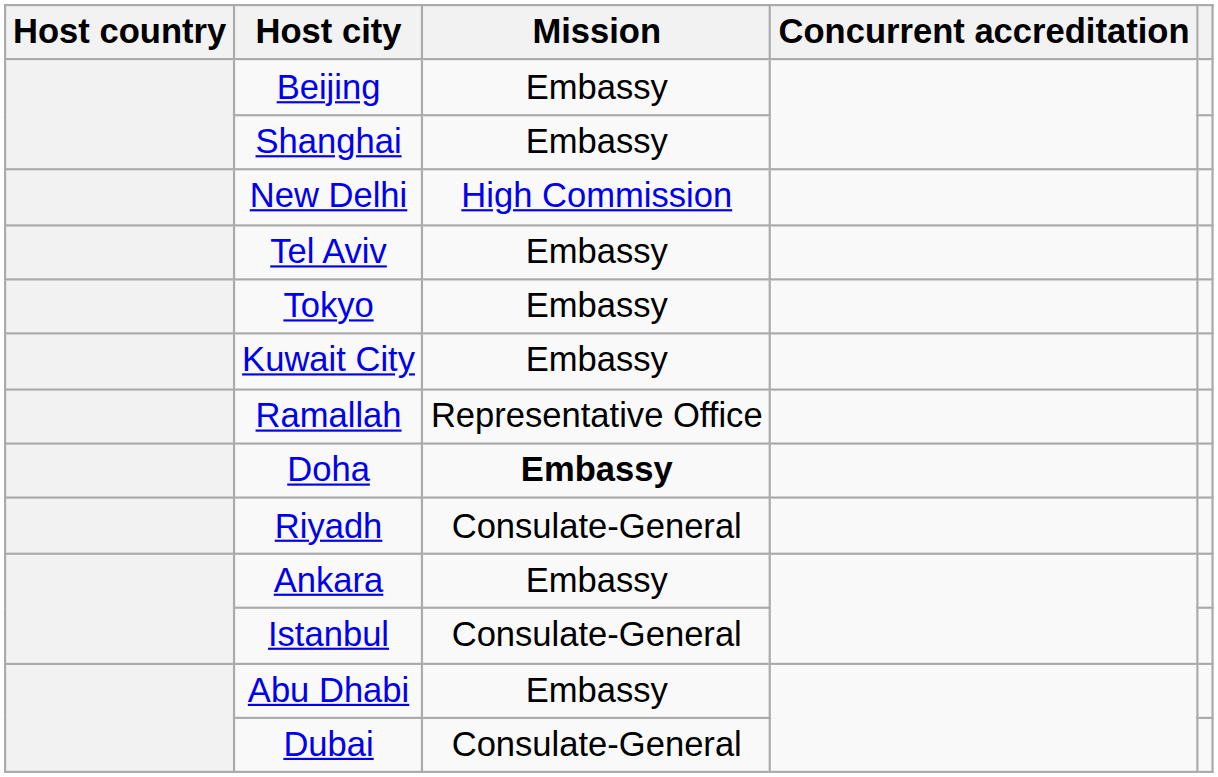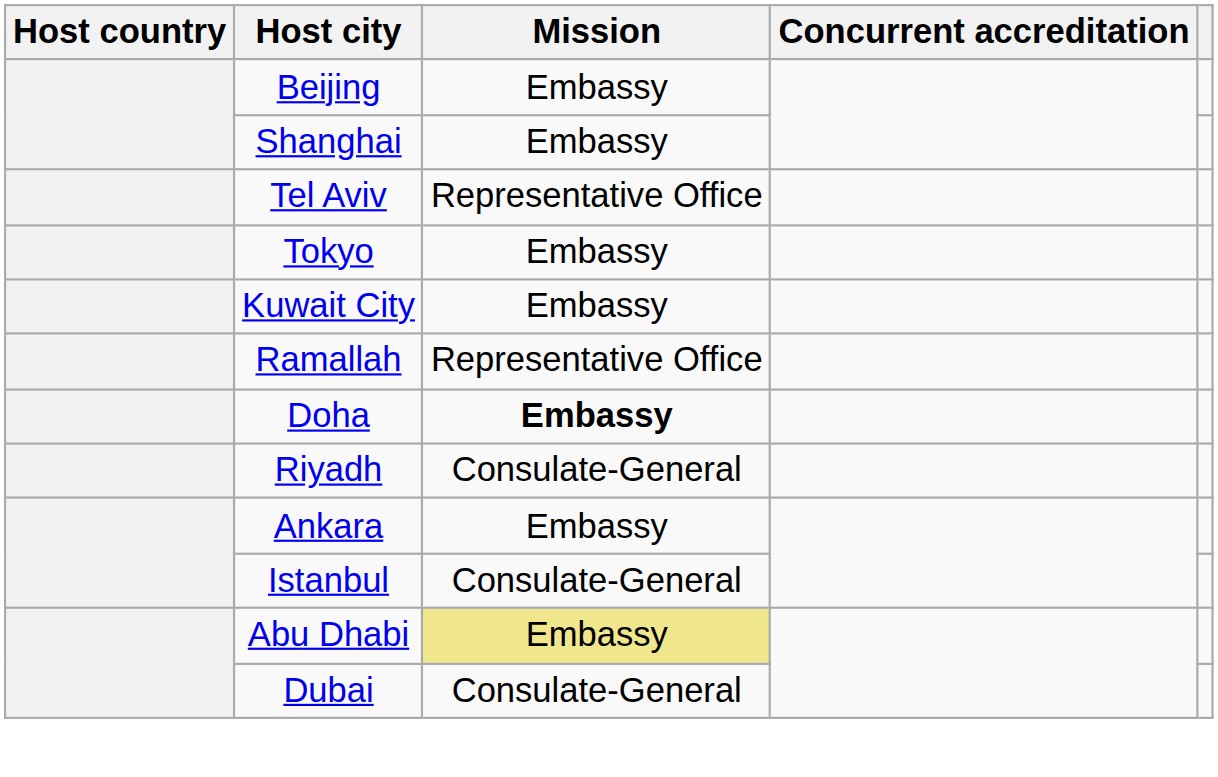- row: (329, 196)
(597, 251) Embassy -> (597, 196) Representative Office
(597, 689) no background -> (597, 634) khaki background
